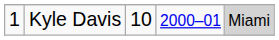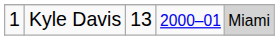(141, 19) 10 -> (141, 19) 13
